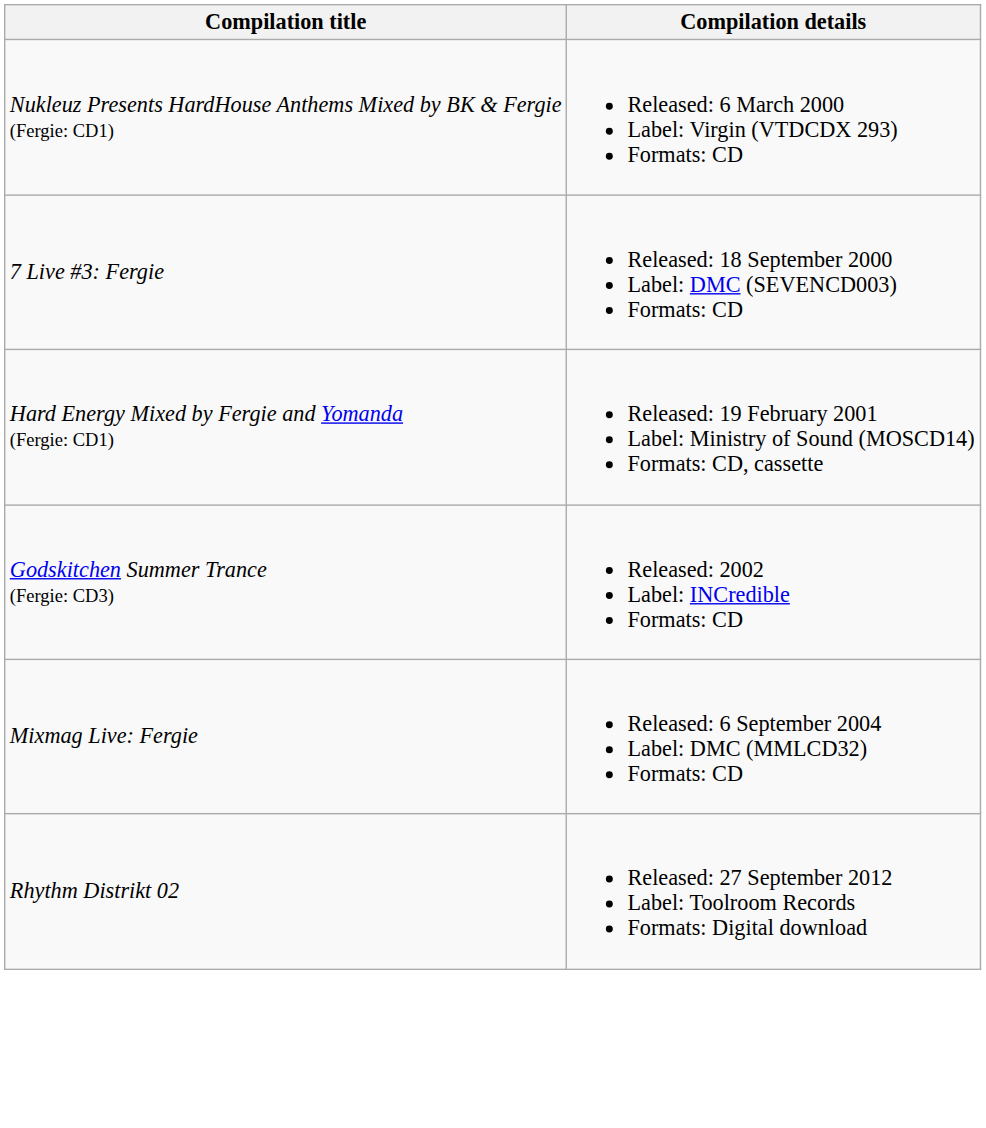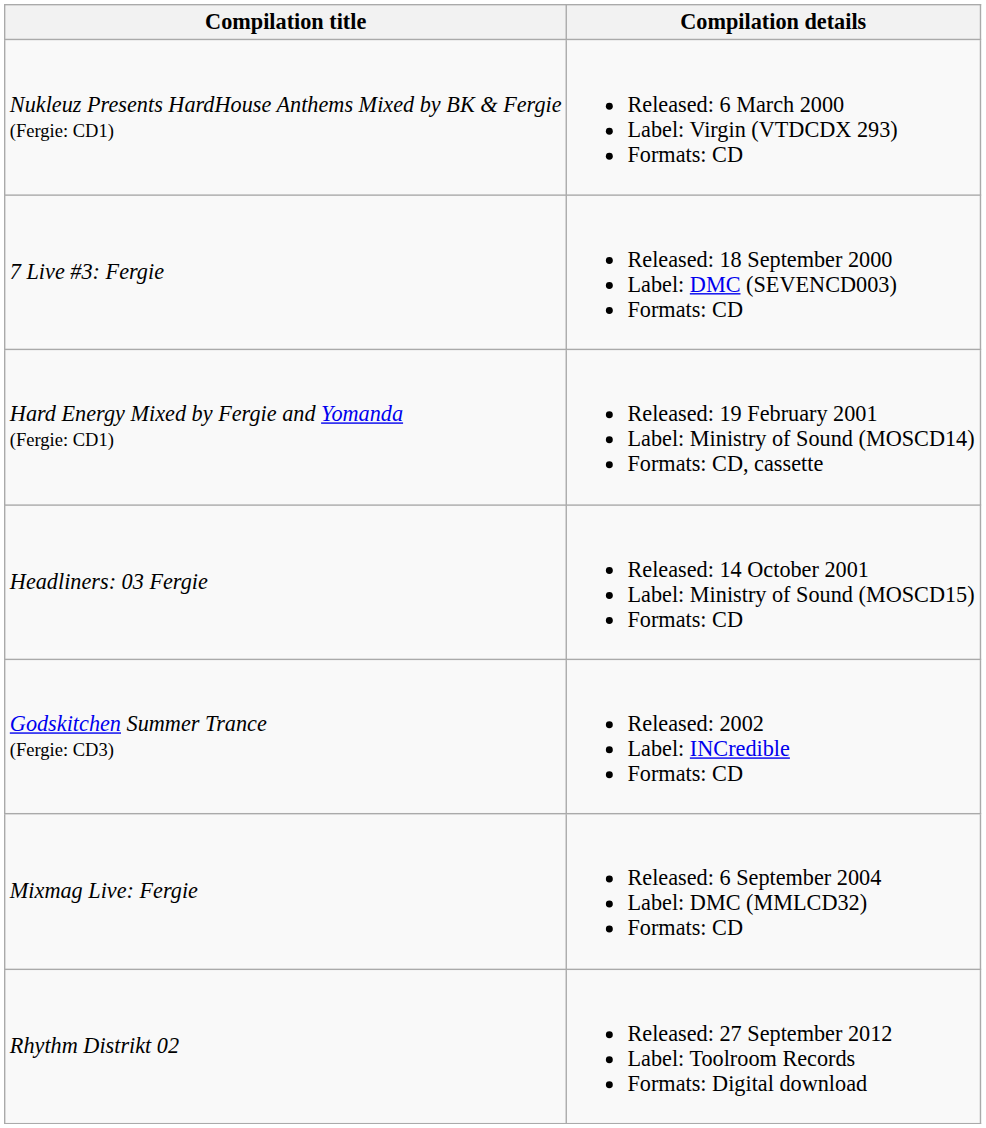+ row: (109, 581)
